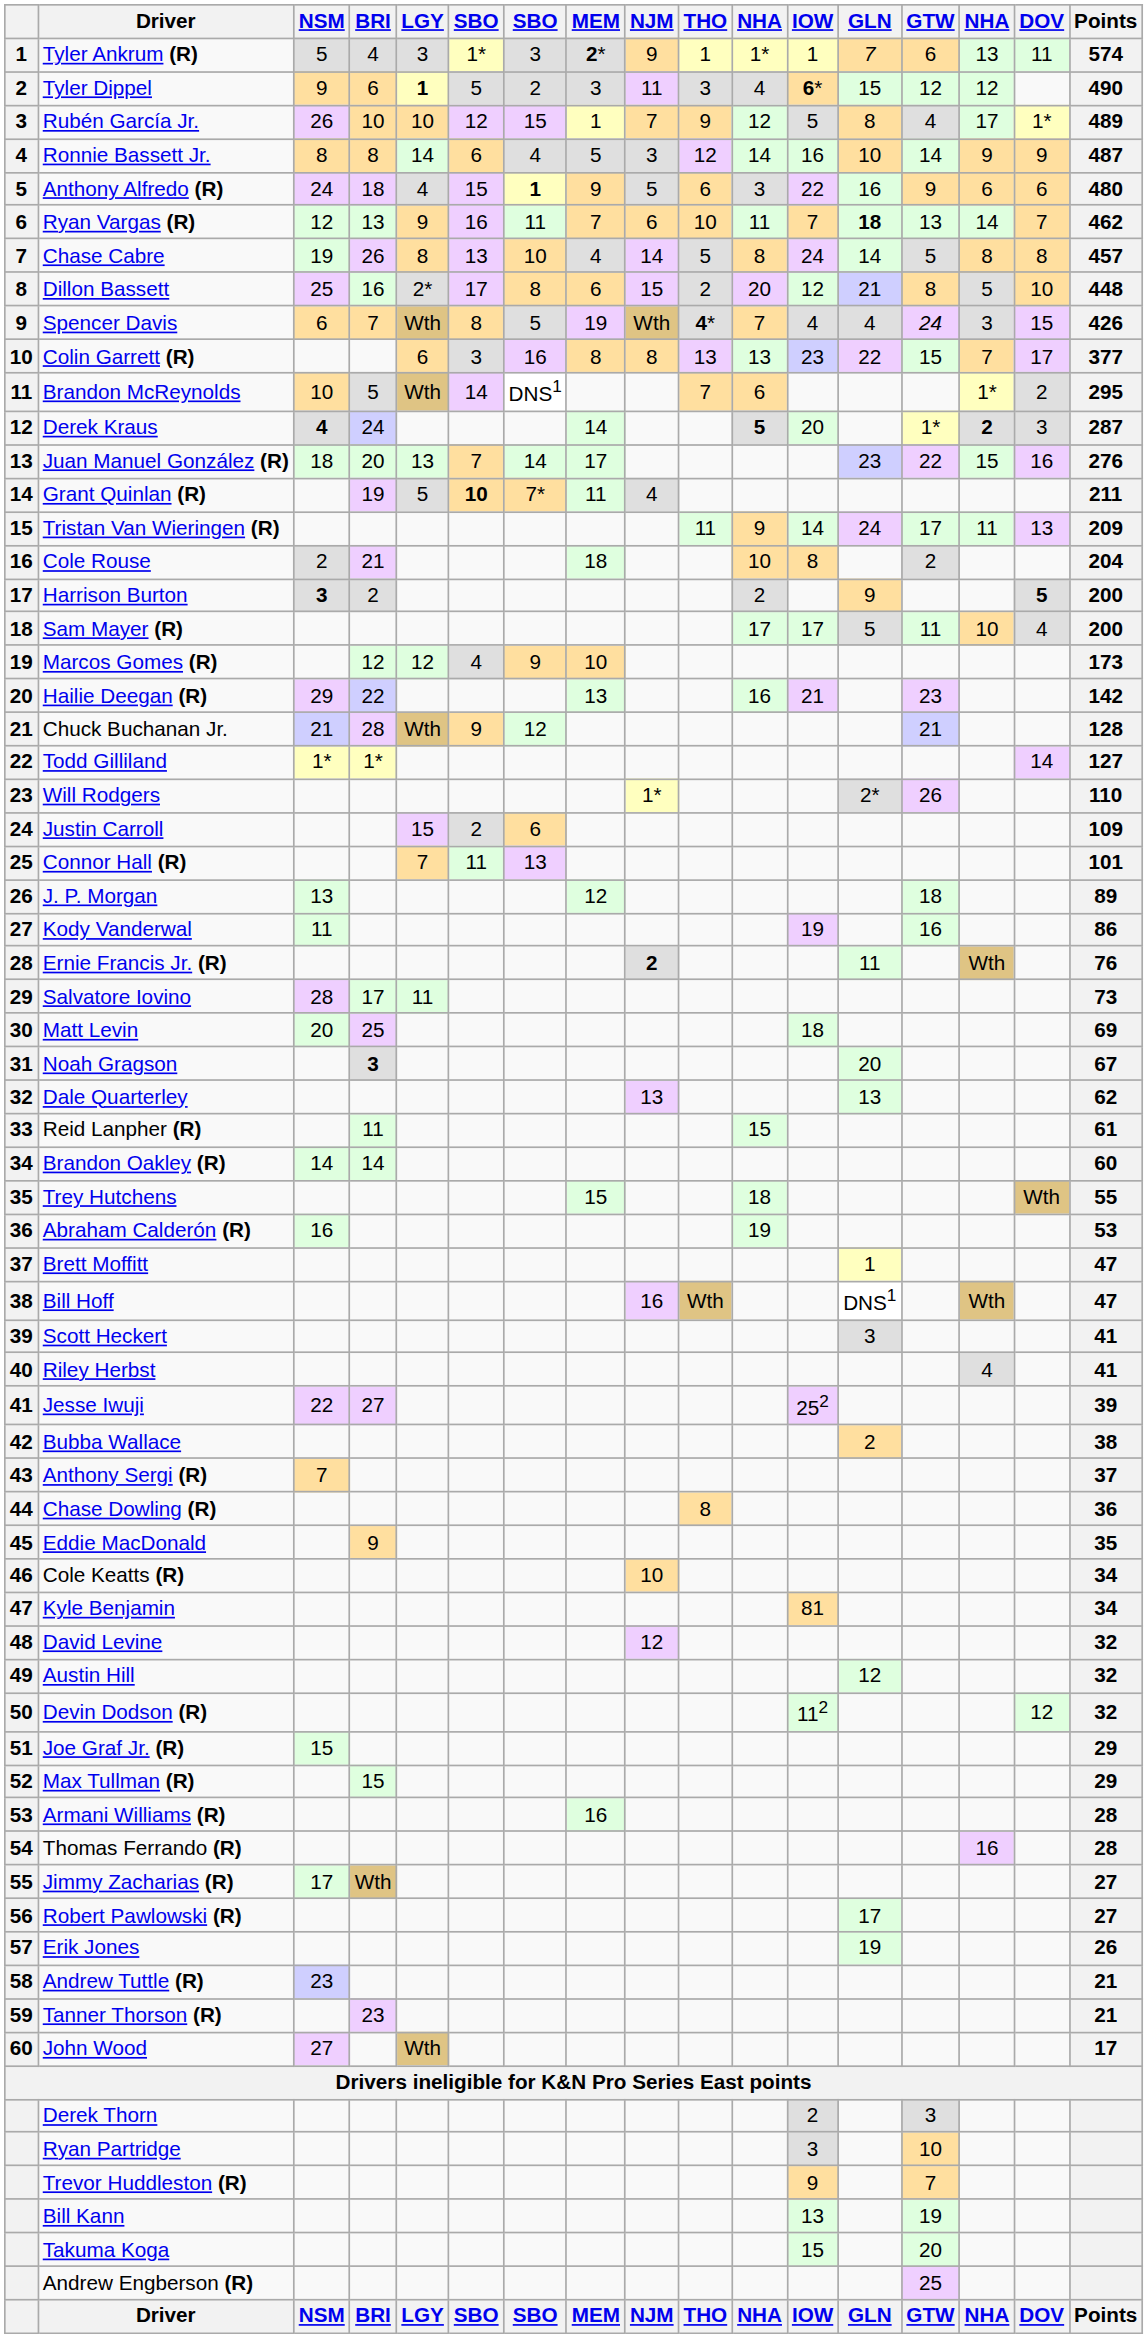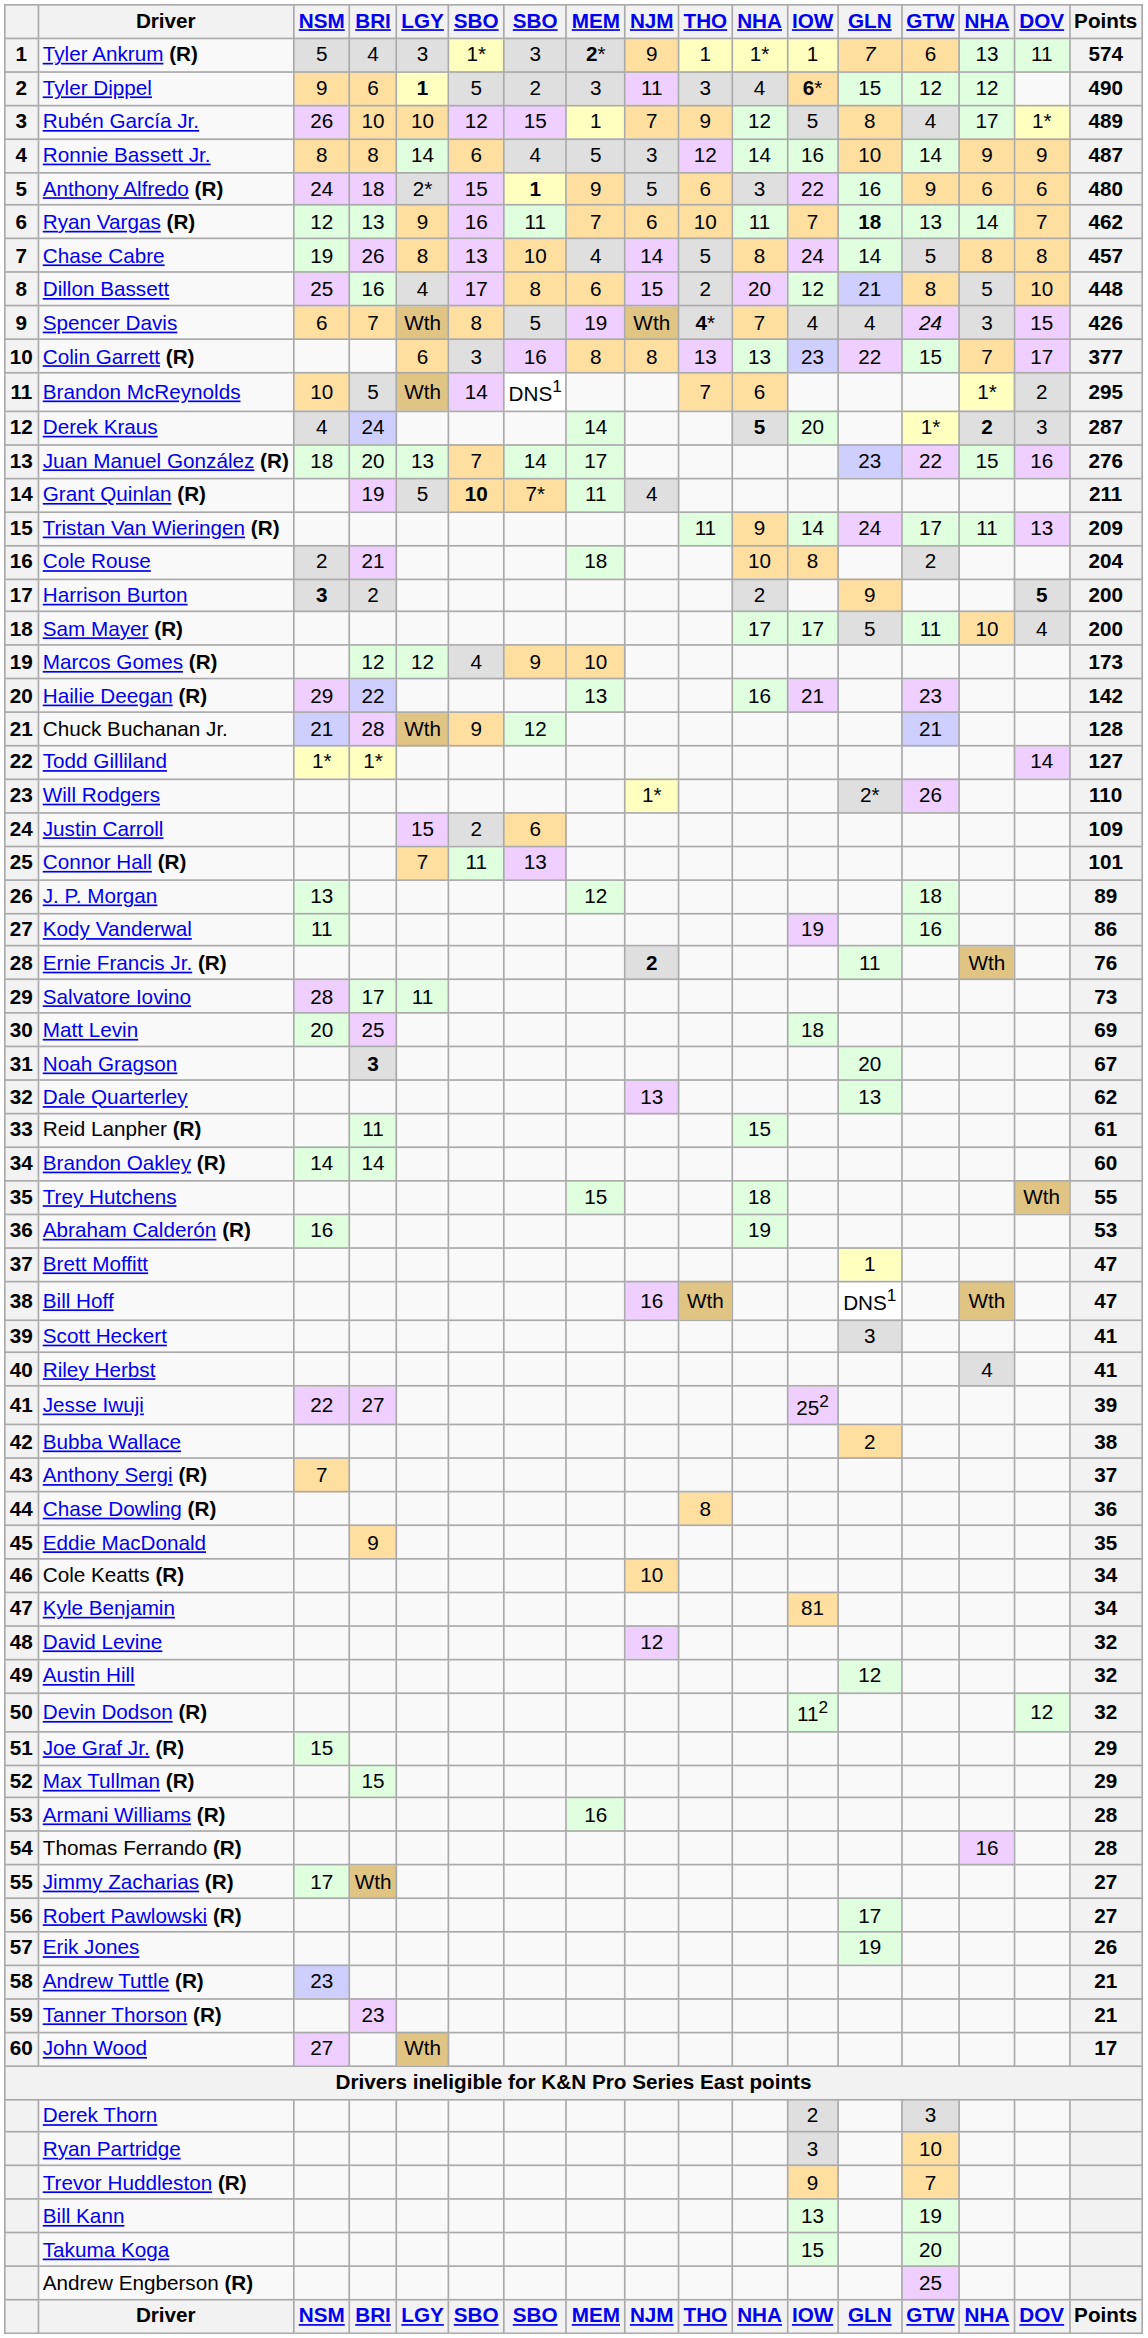(423, 189) 4 -> (423, 189) 2*
(423, 289) 2* -> (423, 289) 4
(322, 428) bold -> (322, 428) normal
